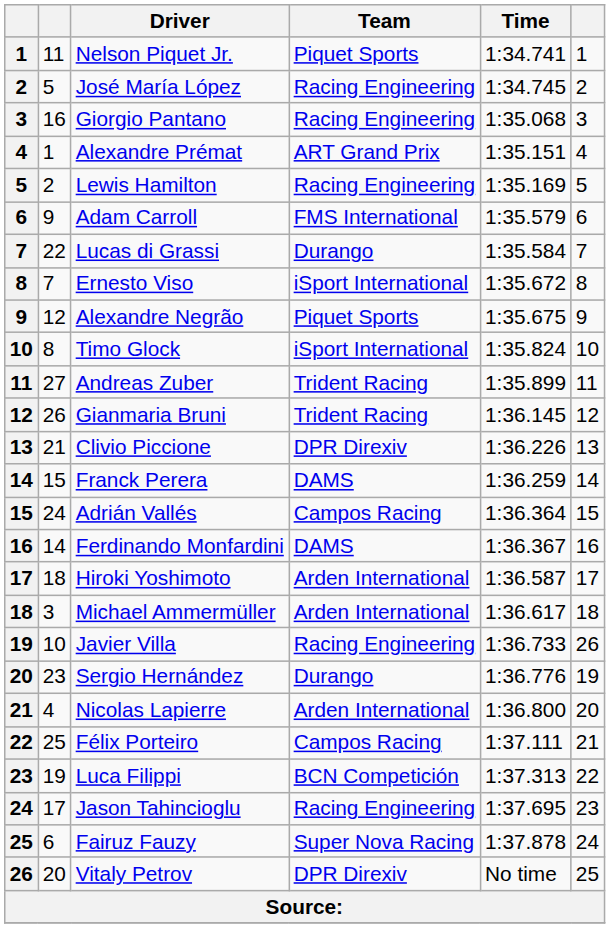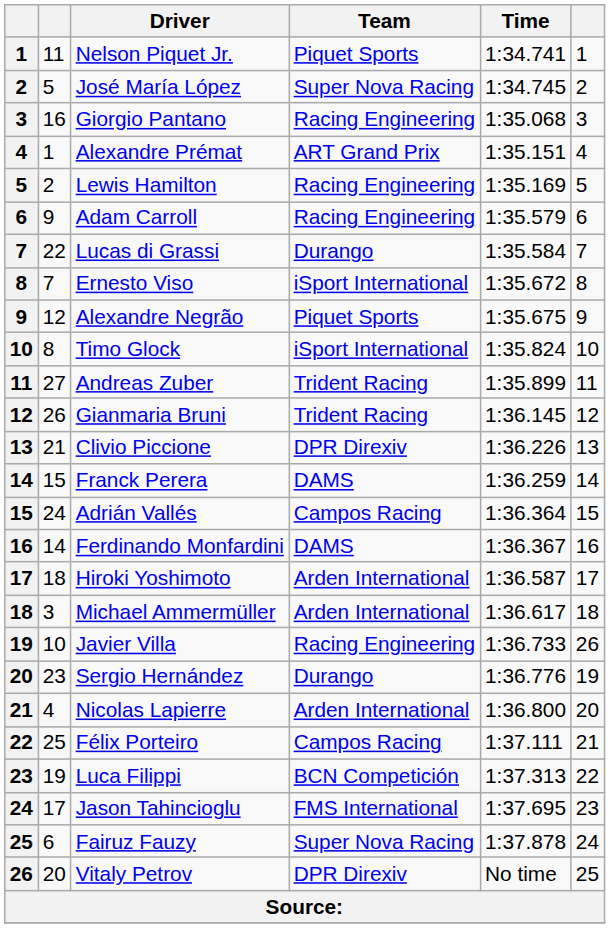(384, 86) Racing Engineering -> (384, 86) Super Nova Racing
(376, 218) FMS International -> (384, 218) Racing Engineering
(384, 808) Racing Engineering -> (376, 808) FMS International
